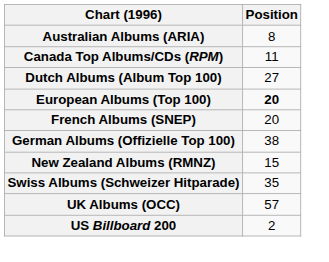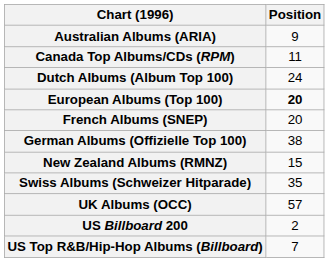(272, 36) 8 -> (295, 36) 9
(272, 78) 27 -> (295, 78) 24
+ row: (135, 246)
